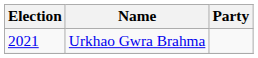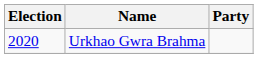(23, 41) 2021 -> (23, 41) 2020
